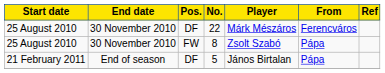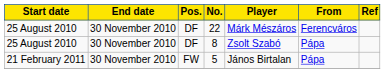(191, 44) FW -> (191, 44) DF
(133, 60) End of season -> (133, 60) 30 November 2010
(191, 60) DF -> (191, 60) FW
